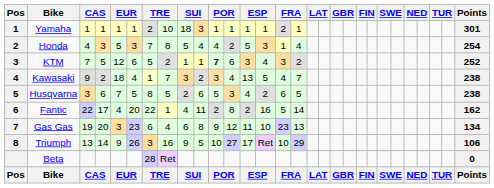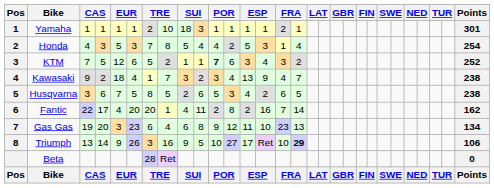(265, 77) 5 -> (265, 77) 9
(150, 110) 22 -> (150, 110) 20
(283, 110) 5 -> (283, 110) 7
(299, 142) normal -> (299, 142) bold
